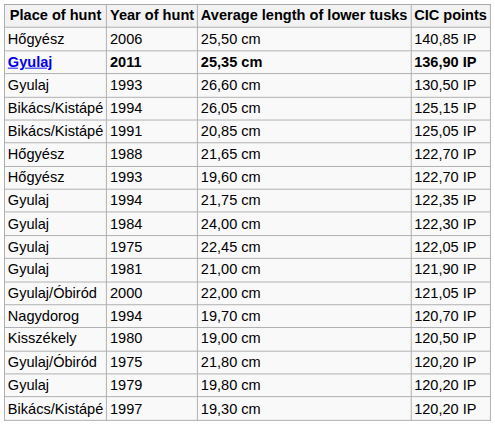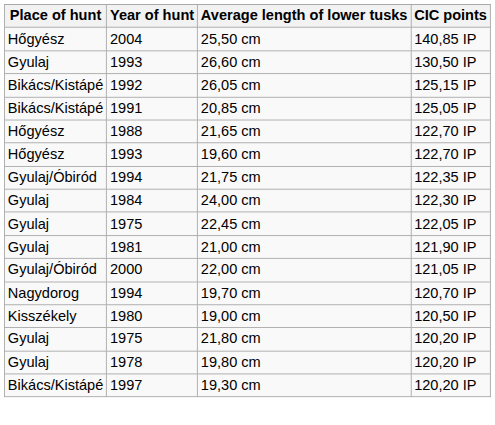(126, 39) 2006 -> (126, 39) 2004
- row: (232, 62)
(126, 108) 1994 -> (126, 85) 1992
(28, 200) Gyulaj -> (52, 177) Gyulaj/Óbiród
(52, 362) Gyulaj/Óbiród -> (28, 339) Gyulaj
(126, 385) 1979 -> (126, 362) 1978
